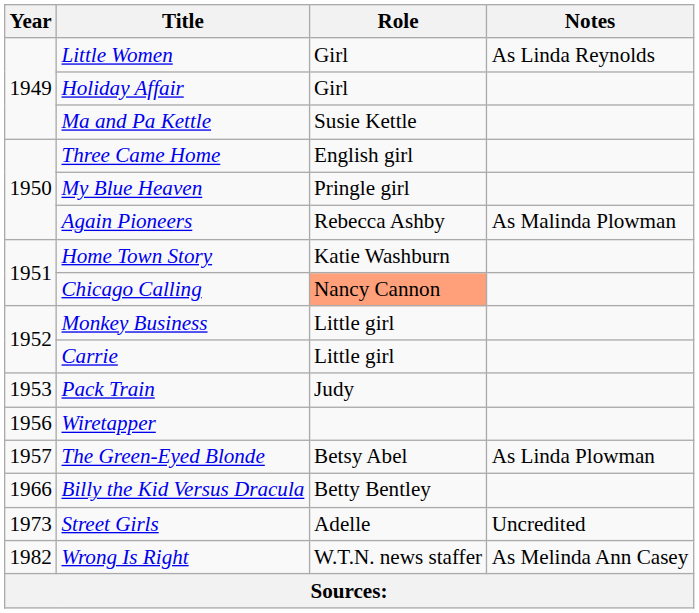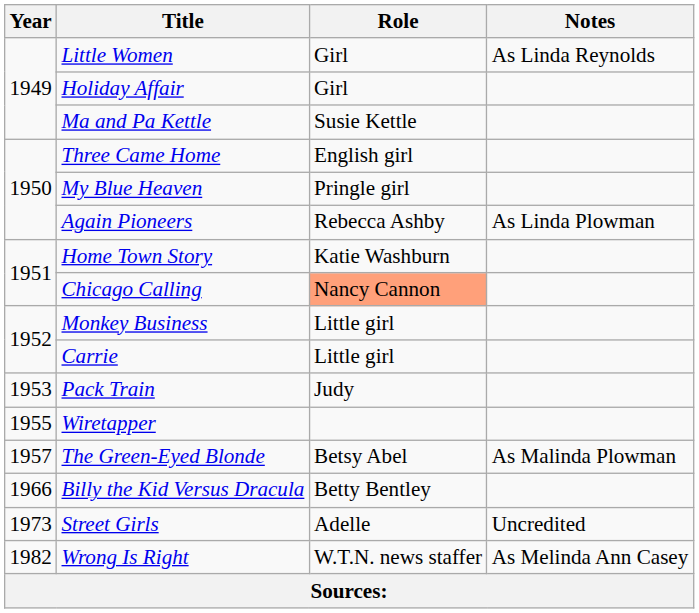(584, 222) As Malinda Plowman -> (573, 222) As Linda Plowman
(31, 423) 1956 -> (31, 423) 1955
(573, 456) As Linda Plowman -> (584, 456) As Malinda Plowman
